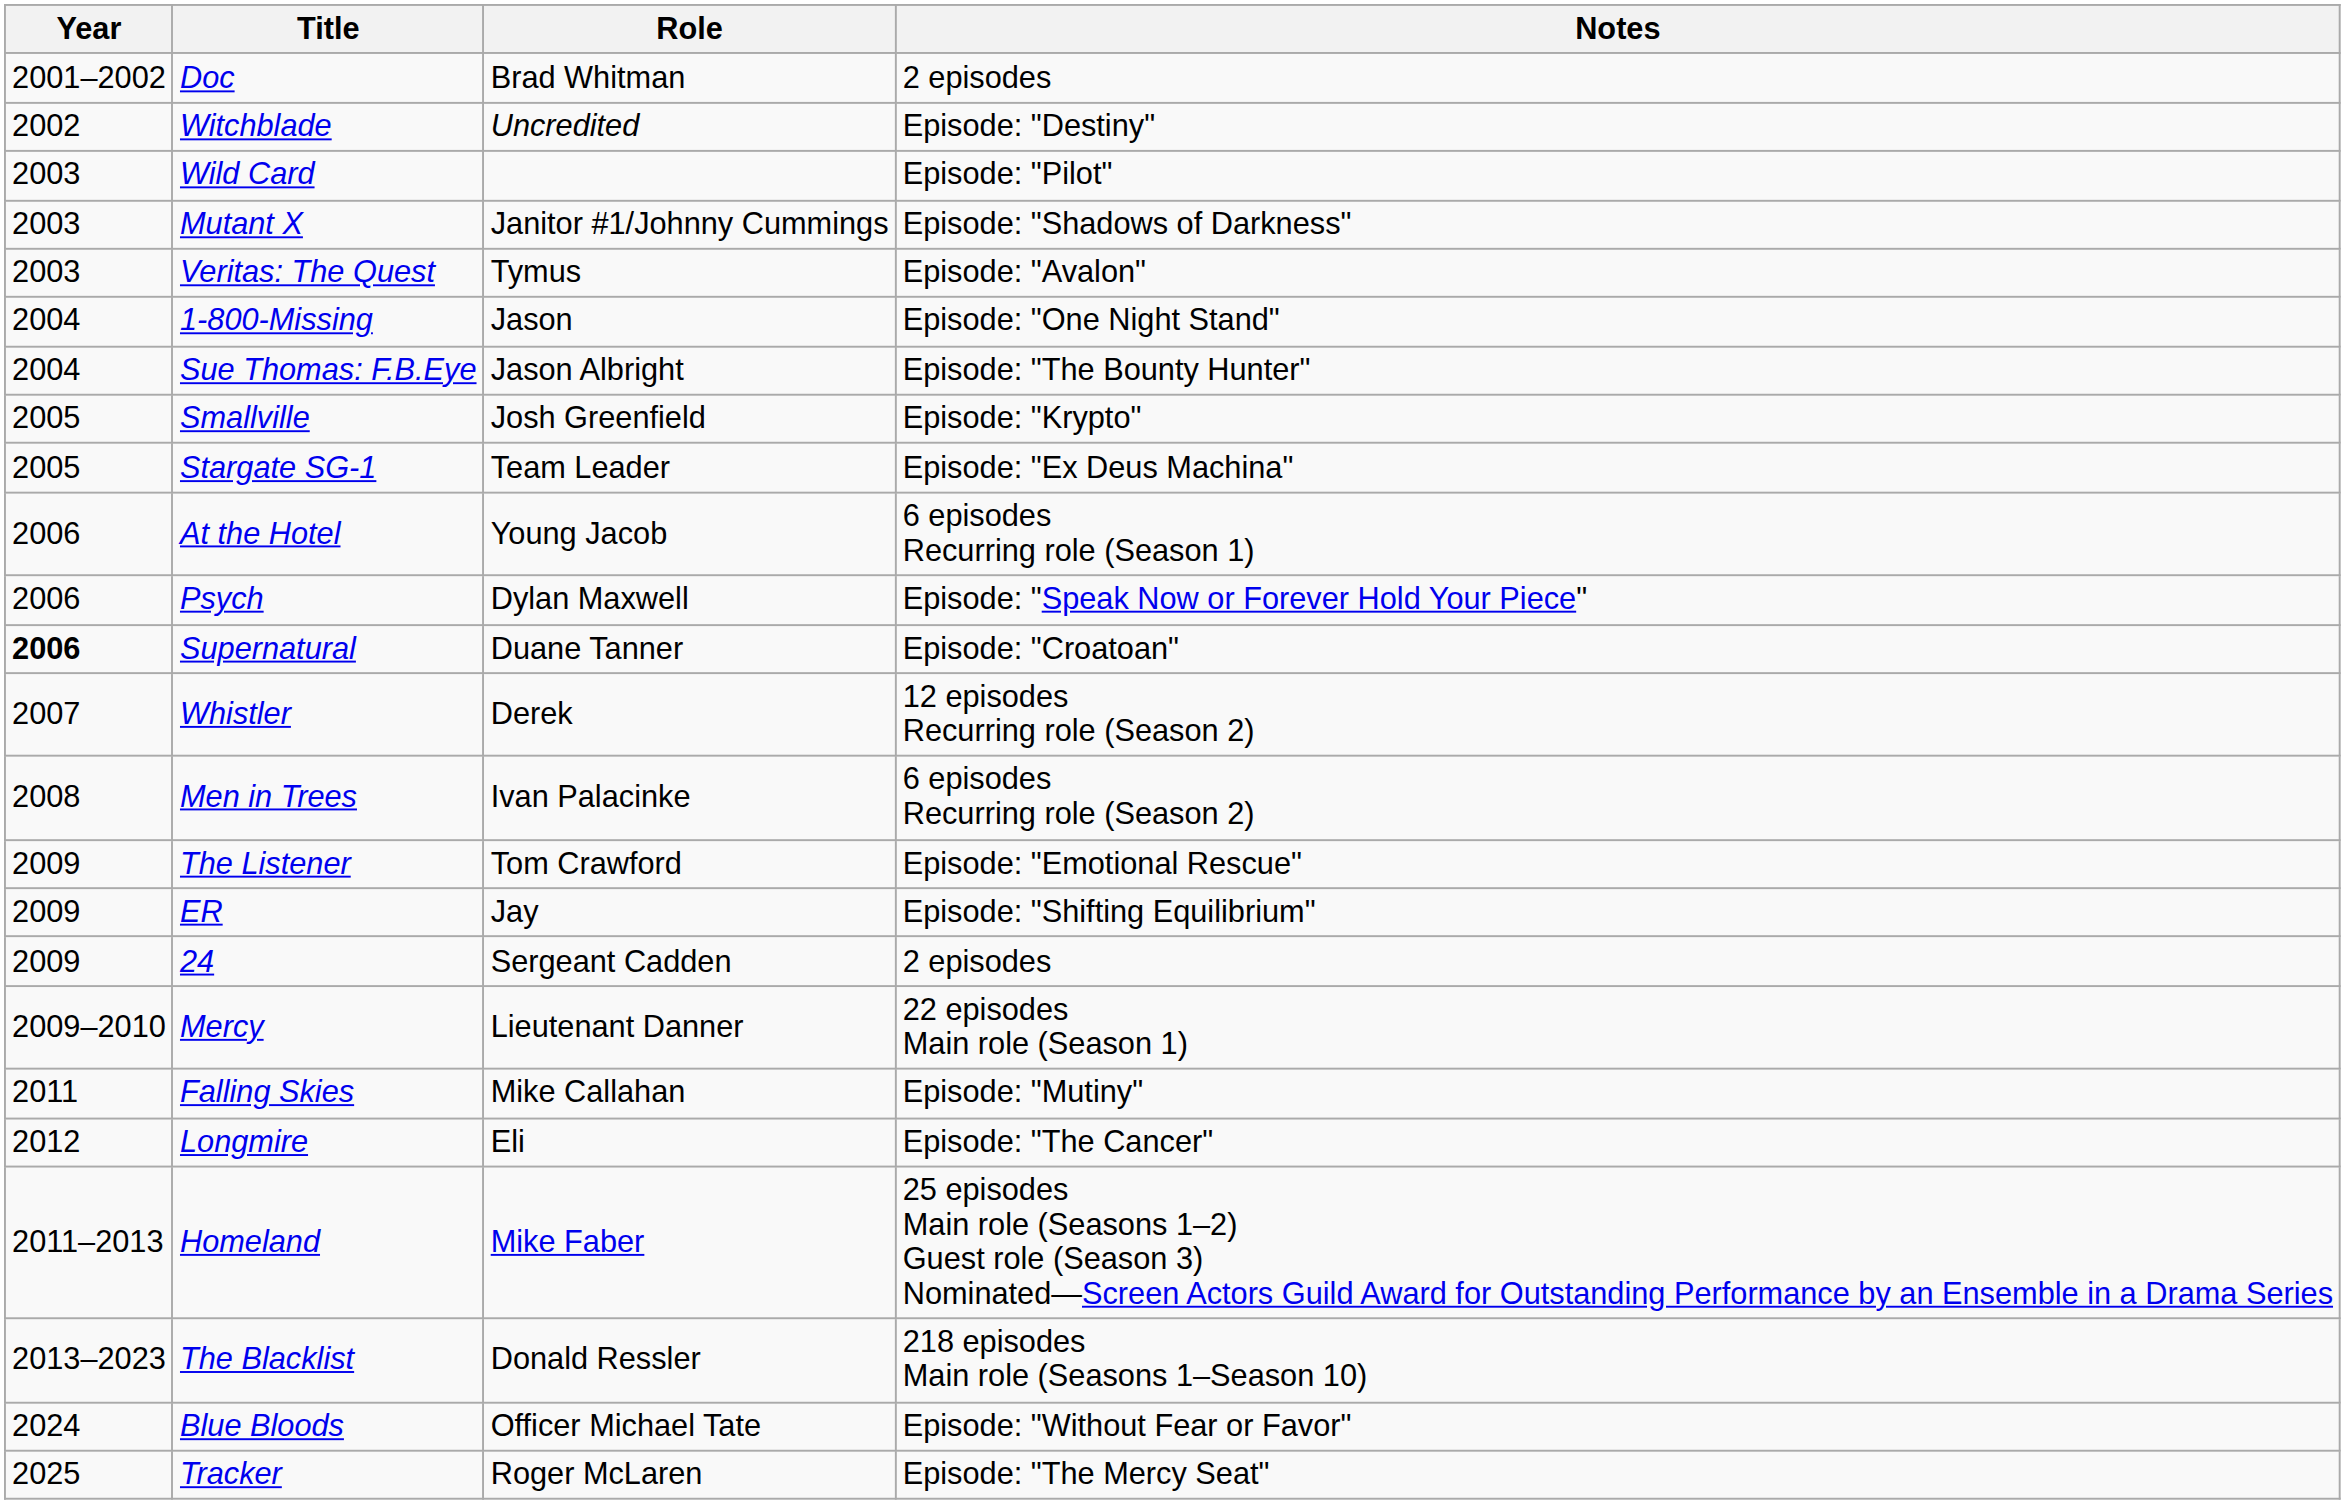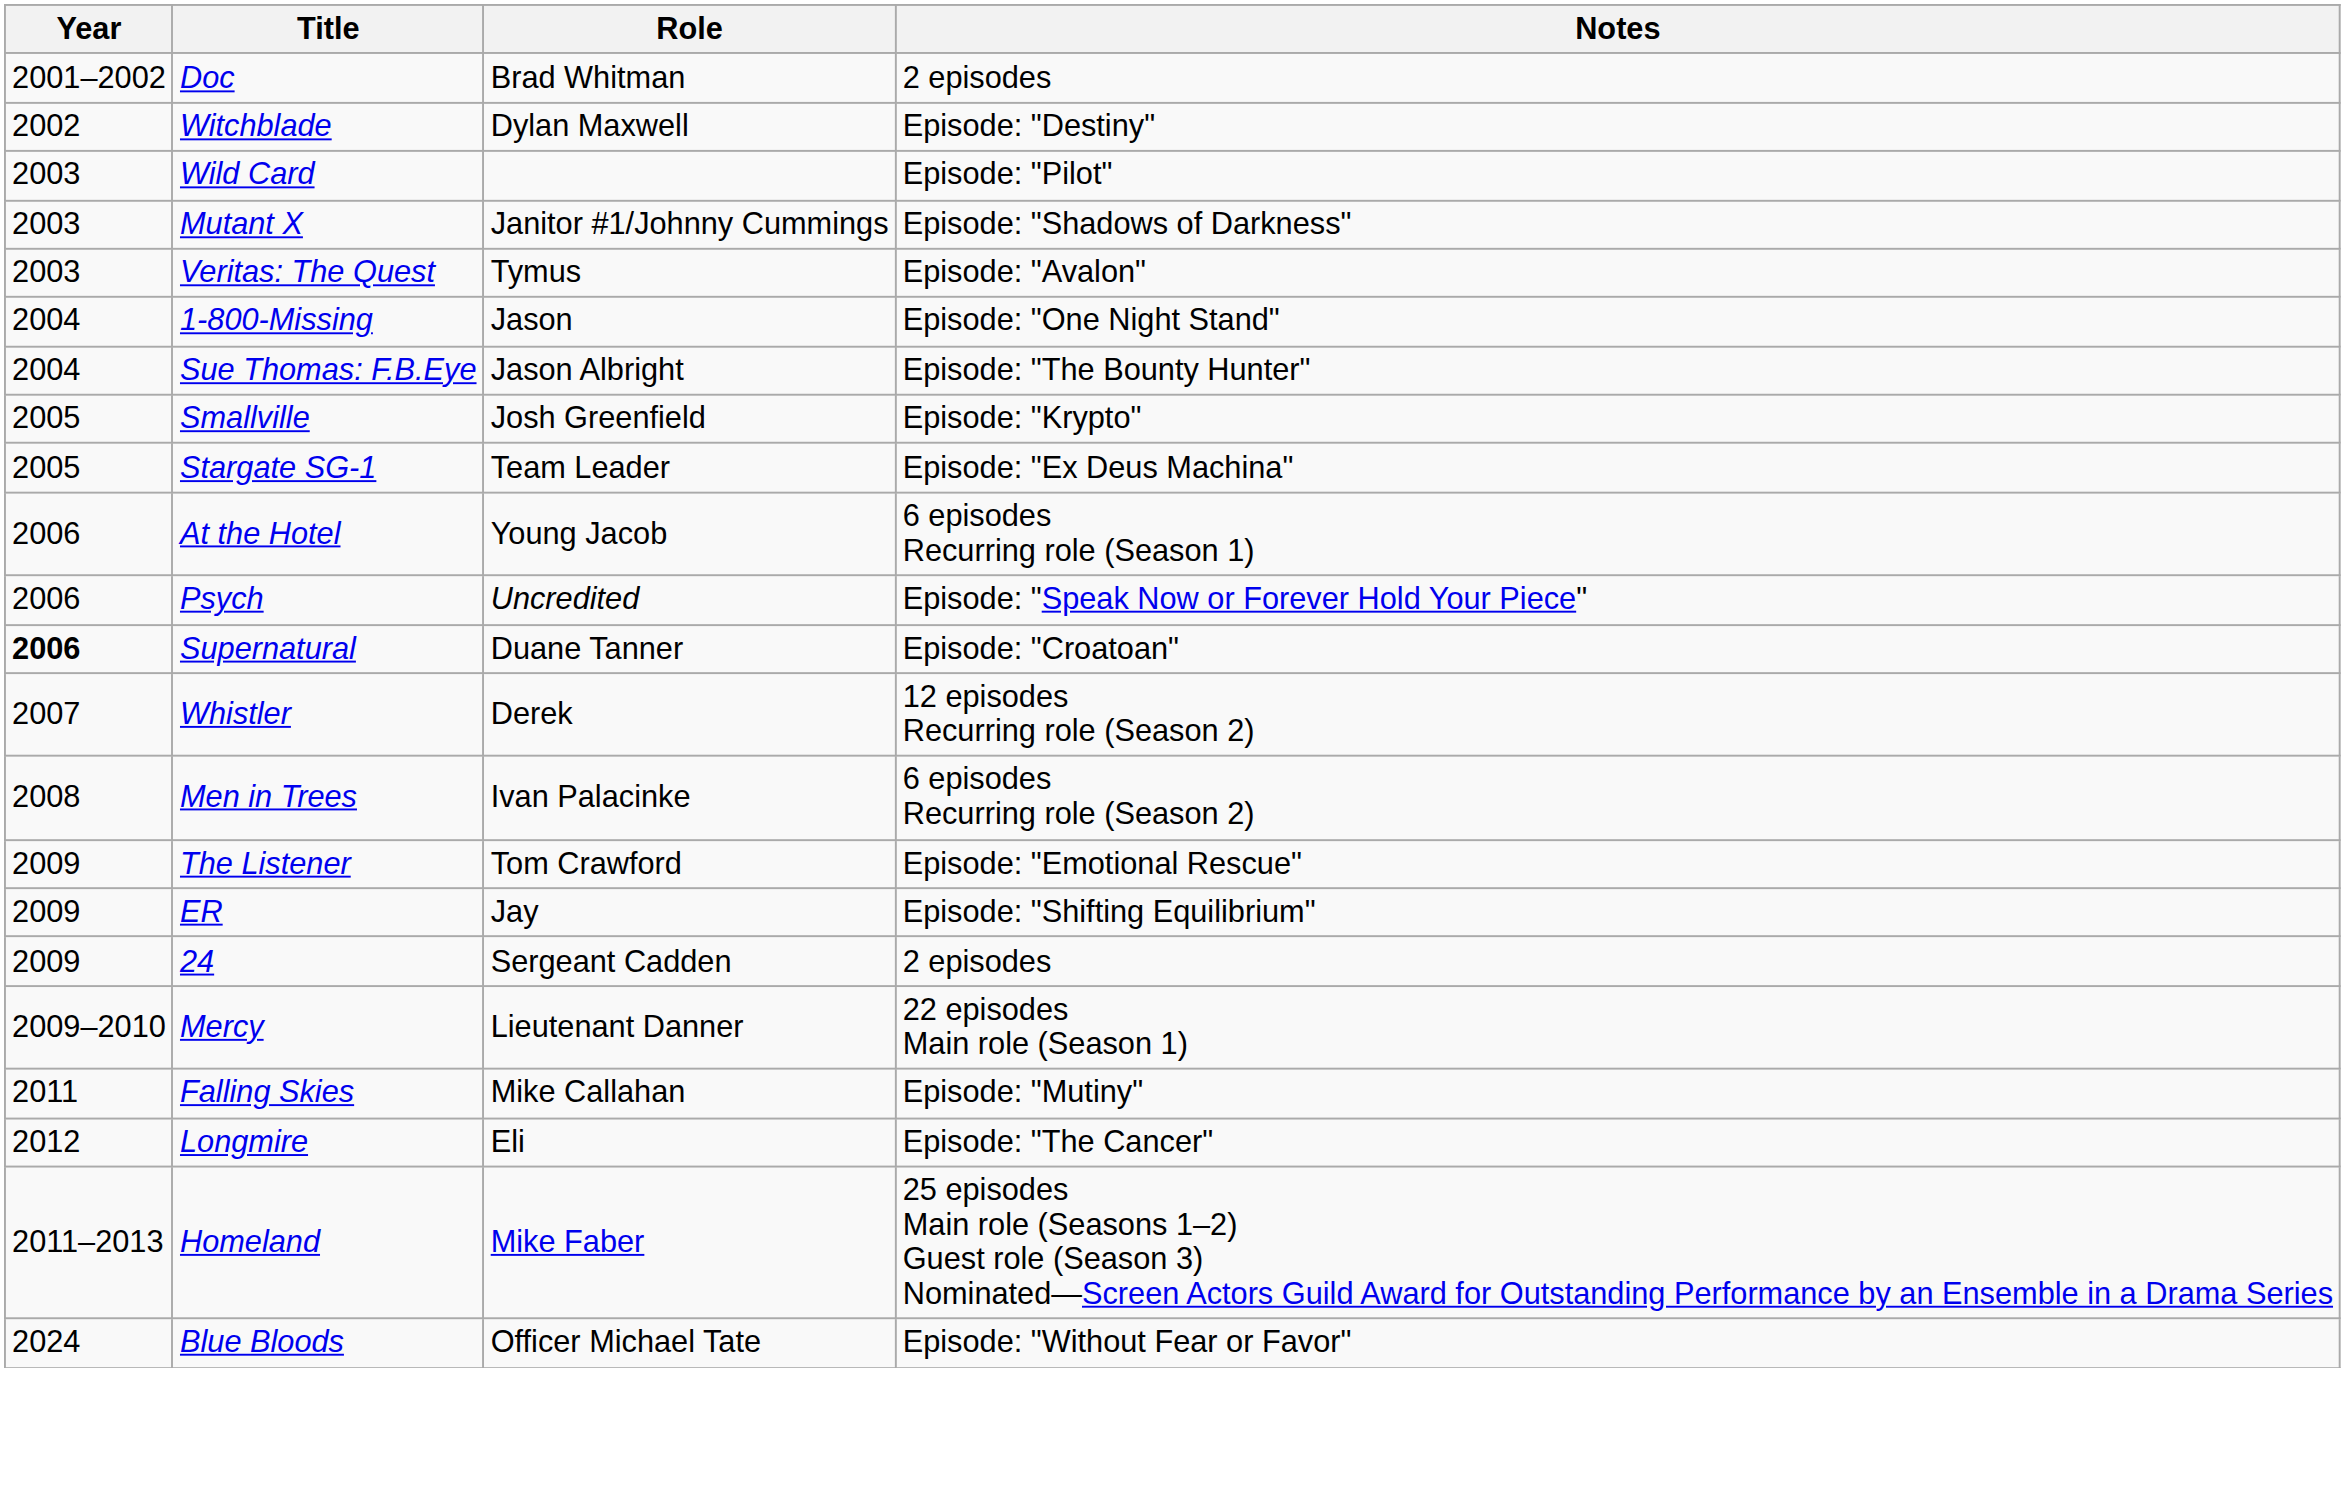(565, 126) Uncredited -> (590, 126) Dylan Maxwell
(590, 599) Dylan Maxwell -> (565, 599) Uncredited
- row: (267, 1359)
- row: (231, 1474)
